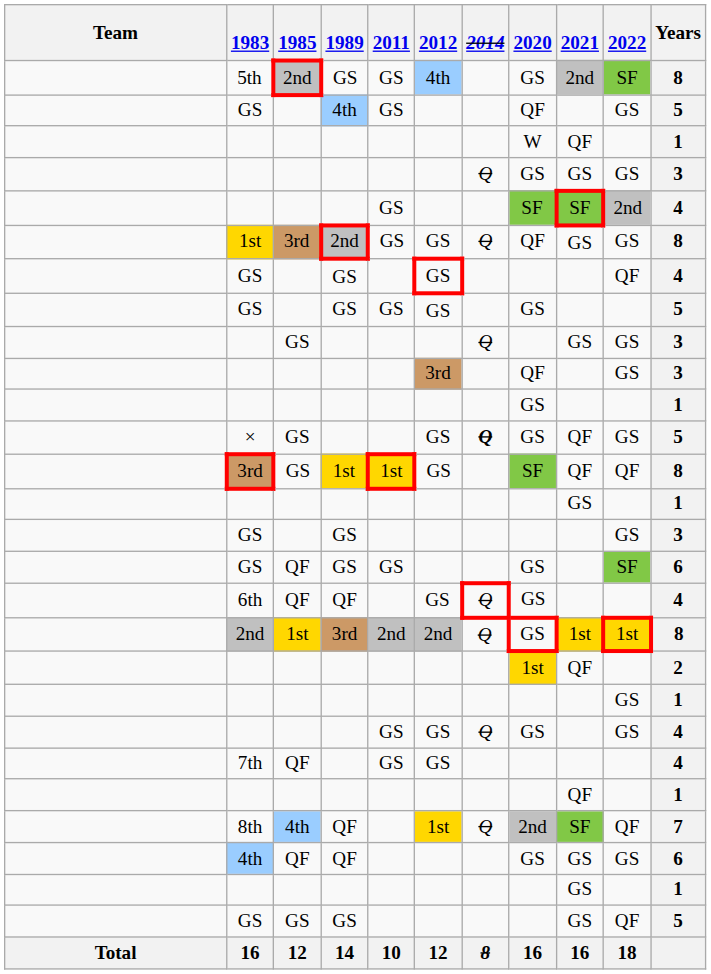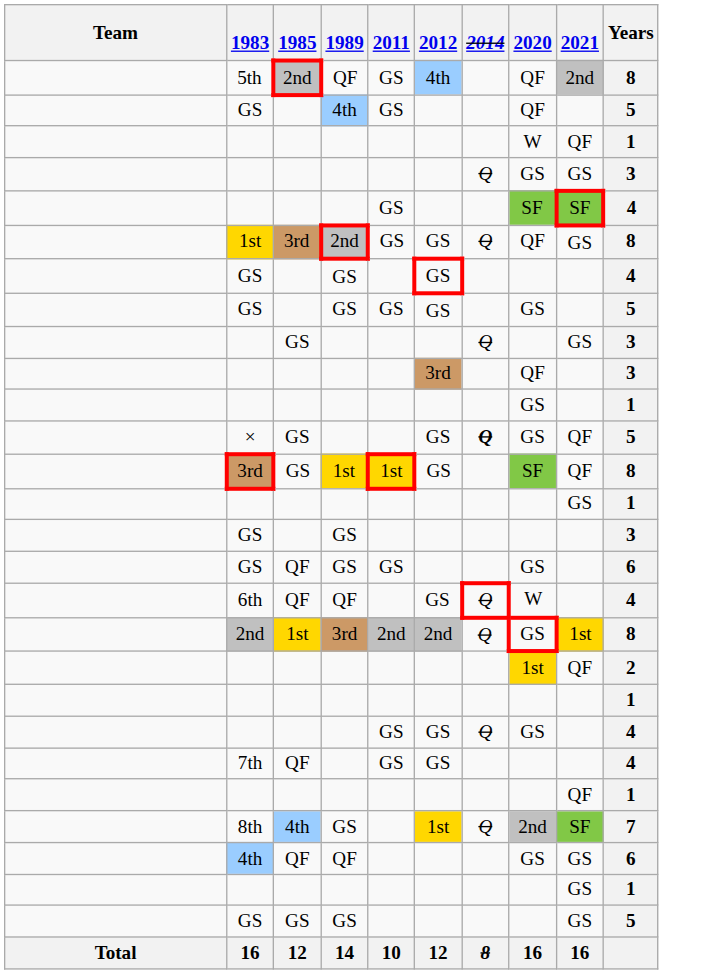- column: (627, 43)
(345, 77) GS -> (345, 77) QF
(533, 77) GS -> (533, 77) QF
(533, 599) GS -> (533, 599) W
(345, 826) QF -> (345, 826) GS
